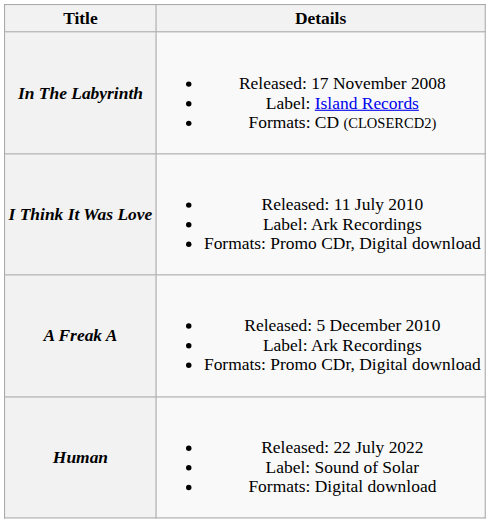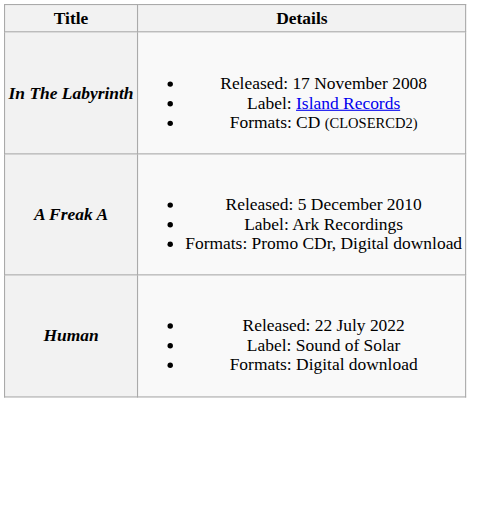- row: (80, 214)
